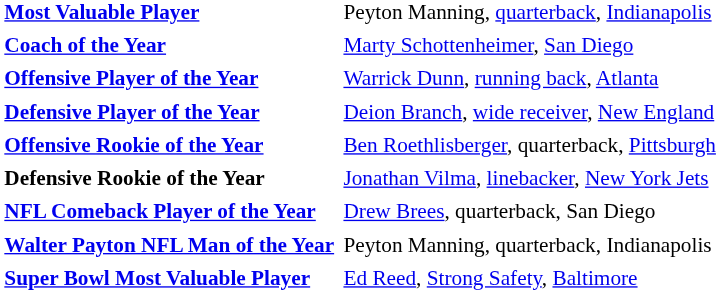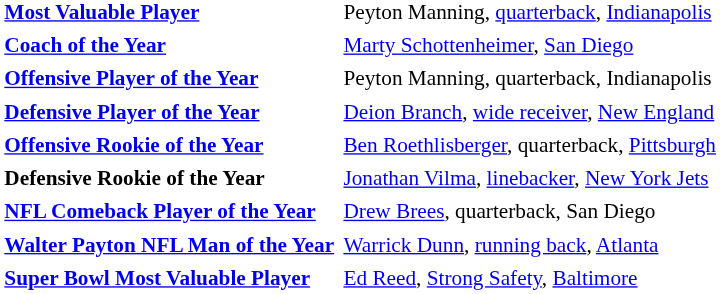(501, 78) Warrick Dunn, running back, Atlanta -> (528, 78) Peyton Manning, quarterback, Indianapolis
(528, 244) Peyton Manning, quarterback, Indianapolis -> (501, 244) Warrick Dunn, running back, Atlanta
